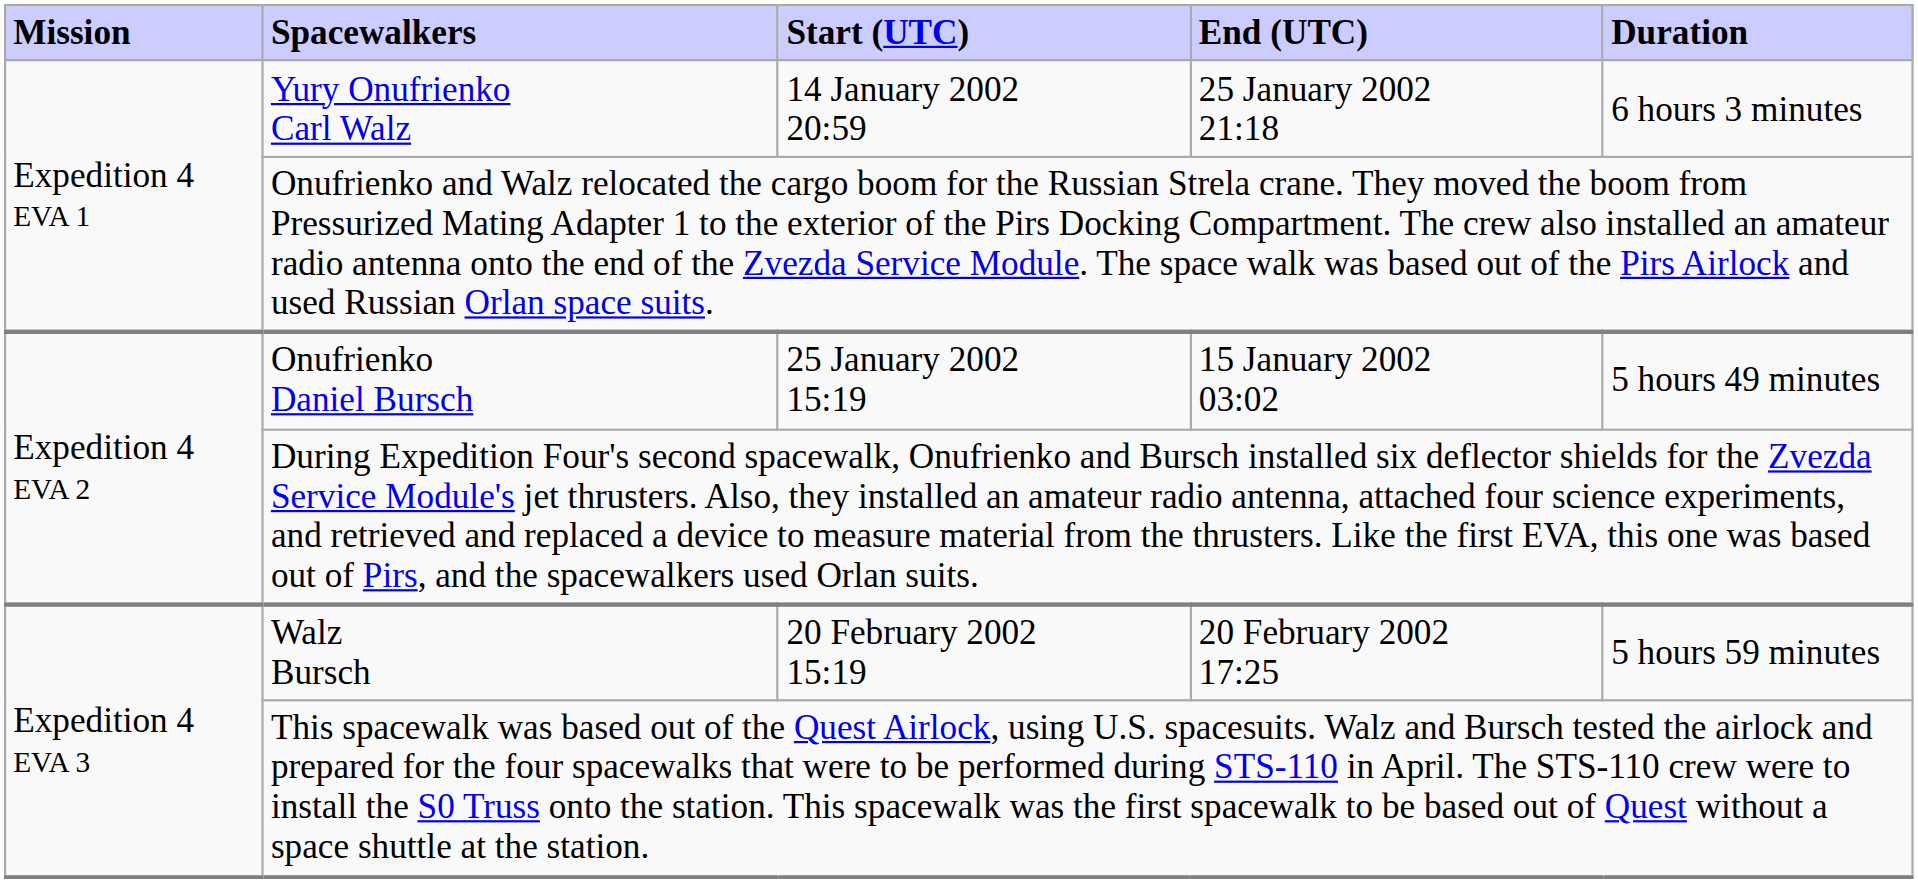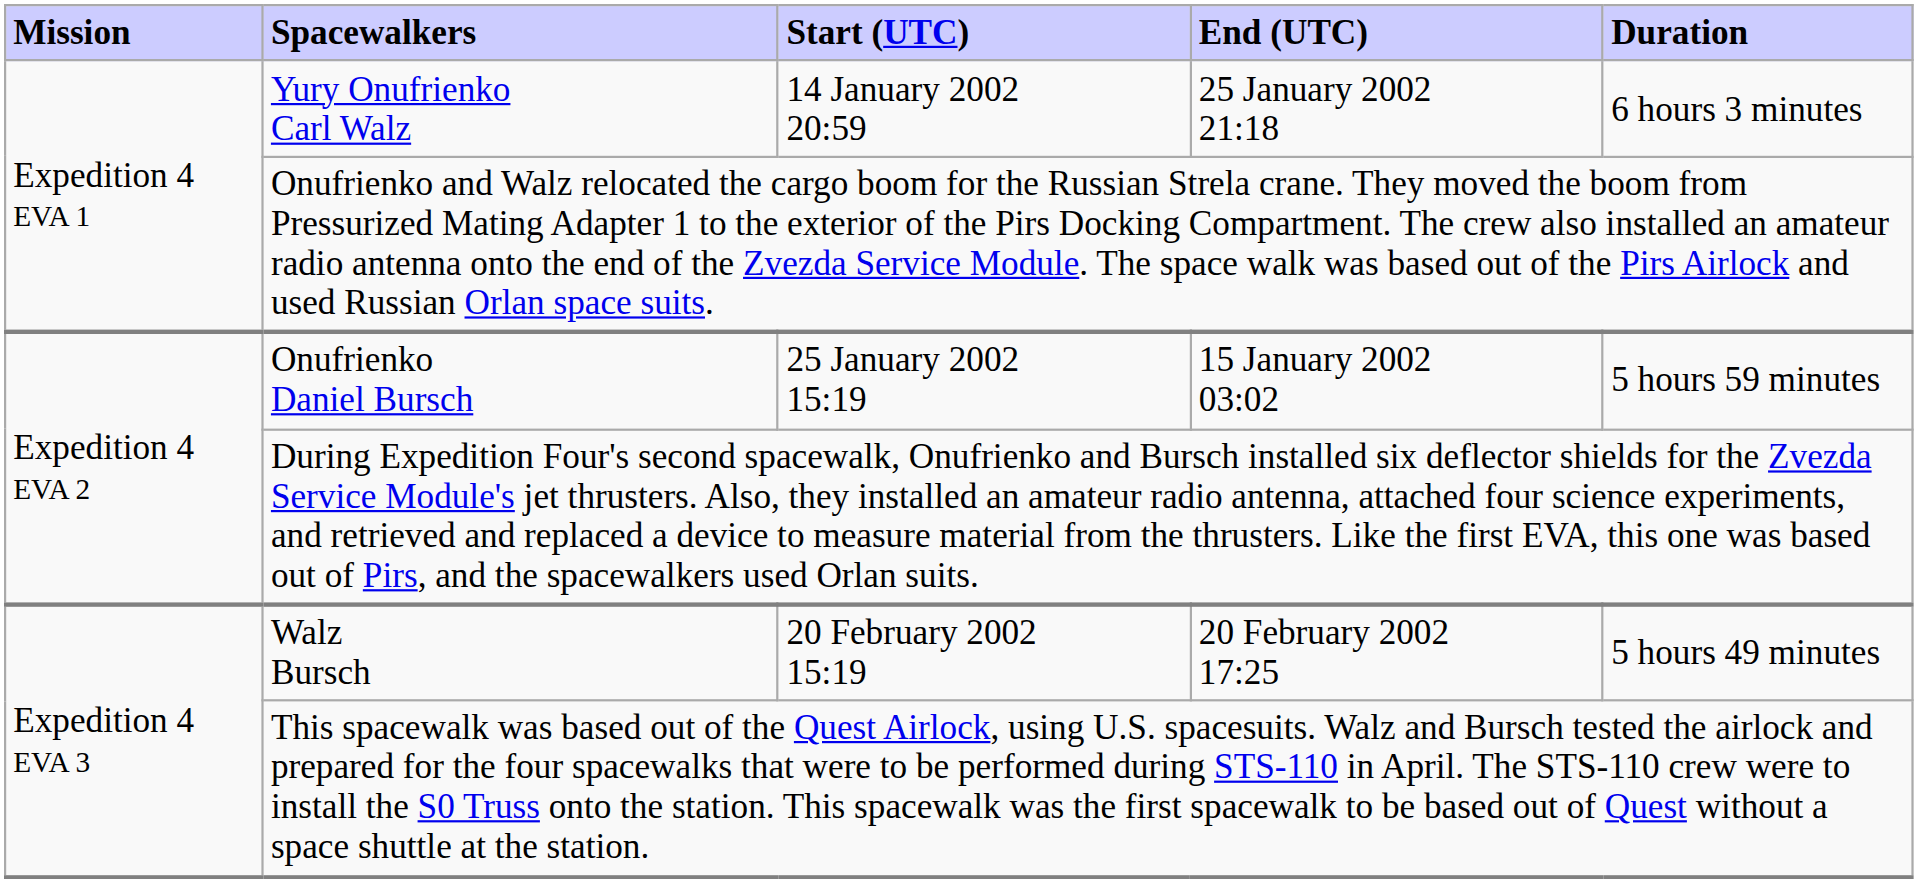(1746, 380) 5 hours 49 minutes -> (1746, 380) 5 hours 59 minutes
(1746, 652) 5 hours 59 minutes -> (1746, 652) 5 hours 49 minutes
